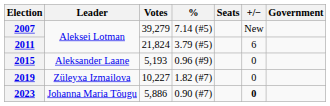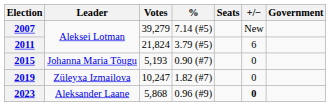(92, 61) Aleksander Laane -> (92, 61) Johanna Maria Tõugu
(193, 61) 0.96 (#9) -> (193, 61) 0.90 (#7)
(156, 77) 10,227 -> (156, 77) 10,247
(92, 93) Johanna Maria Tõugu -> (92, 93) Aleksander Laane
(156, 93) 5,886 -> (156, 93) 5,868
(193, 93) 0.90 (#7) -> (193, 93) 0.96 (#9)
